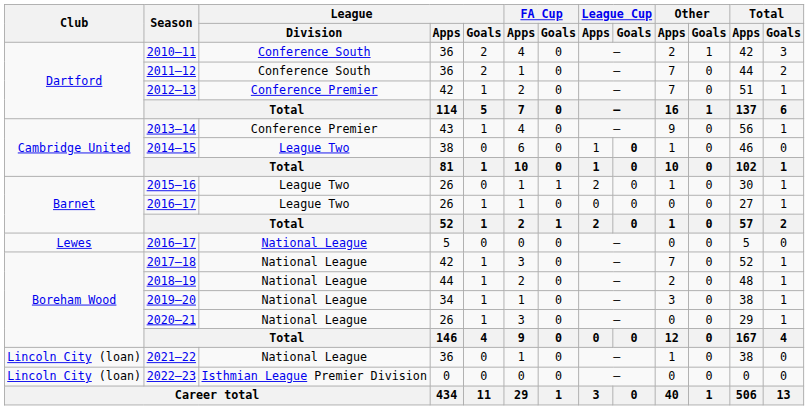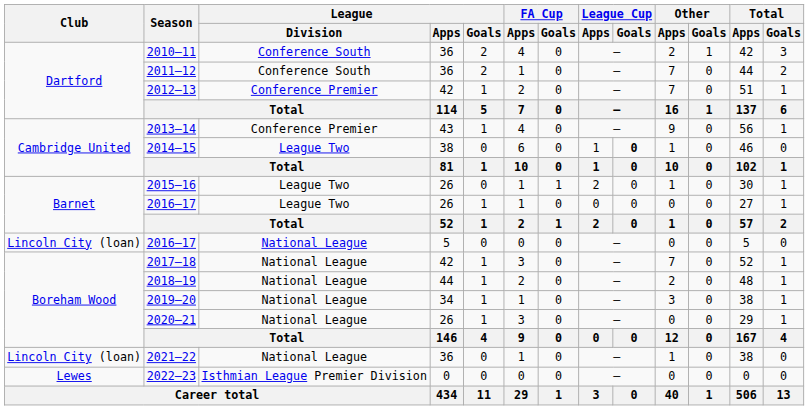(74, 243) Lewes -> (74, 243) Lincoln City (loan)
(74, 376) Lincoln City (loan) -> (74, 376) Lewes
